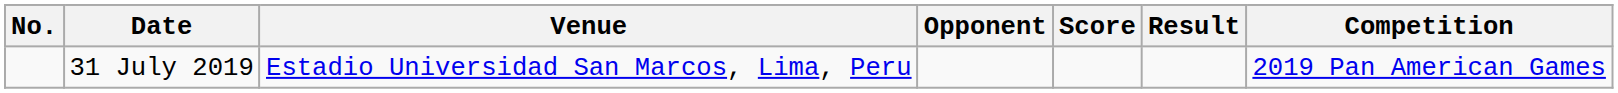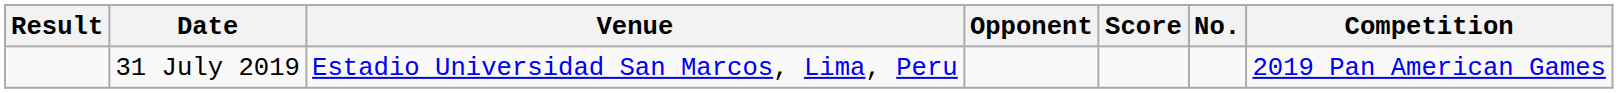columns swapped: (34, 26) <-> (1194, 26)
